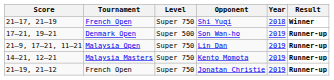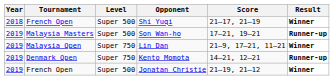columns swapped: (277, 10) <-> (44, 10)
(175, 22) Super 750 -> (116, 22) Super 500
(111, 33) Denmark Open -> (60, 33) Malaysia Masters
(308, 45) Runner-up -> (302, 45) Winner
(119, 57) Malaysia Masters -> (52, 57) Denmark Open
(175, 69) Super 750 -> (116, 69) Super 500
(308, 69) Runner-up -> (302, 69) Winner
